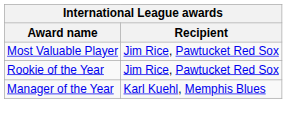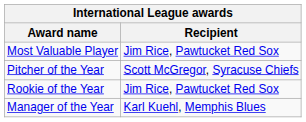+ row: (55, 70)
